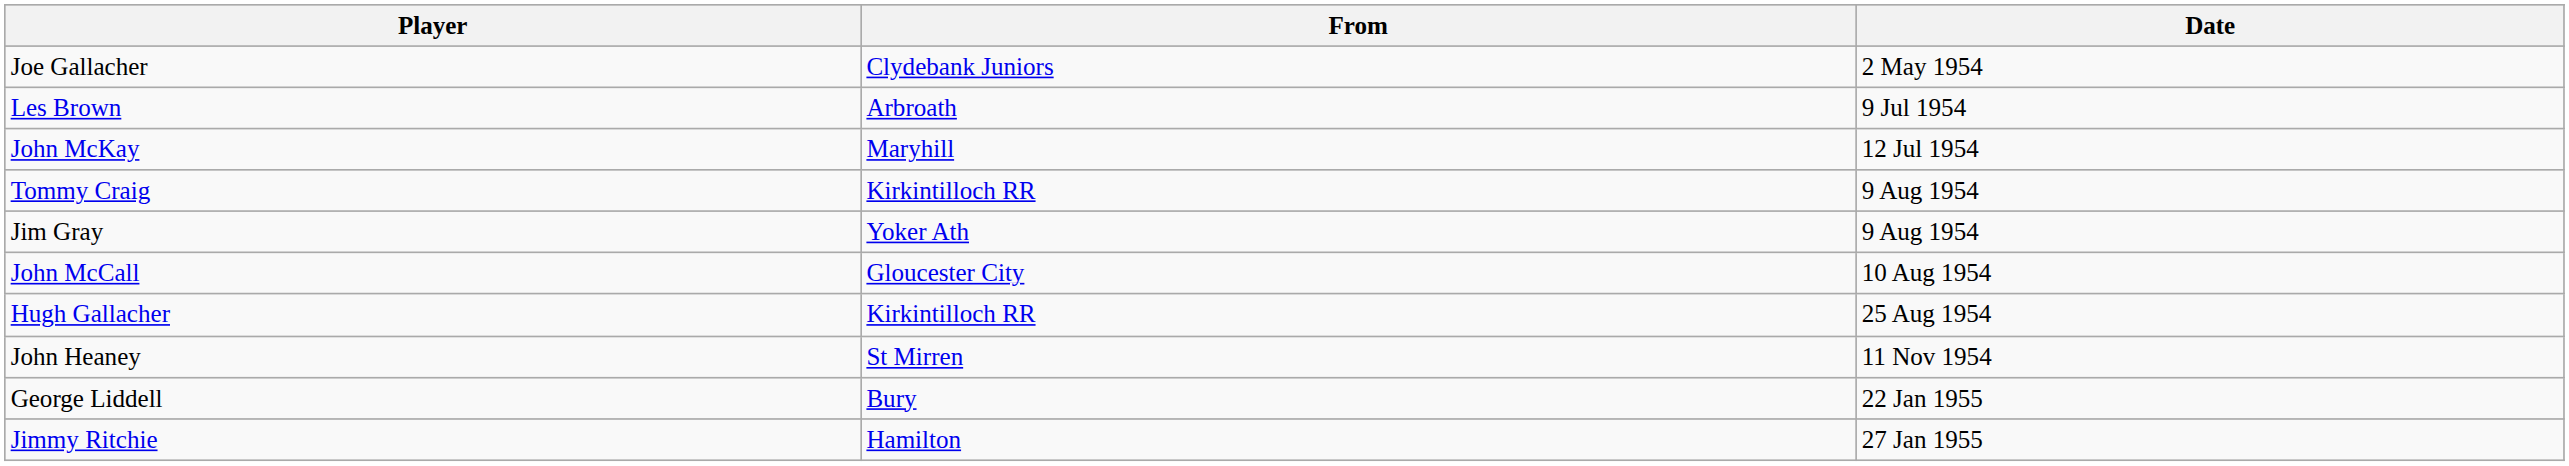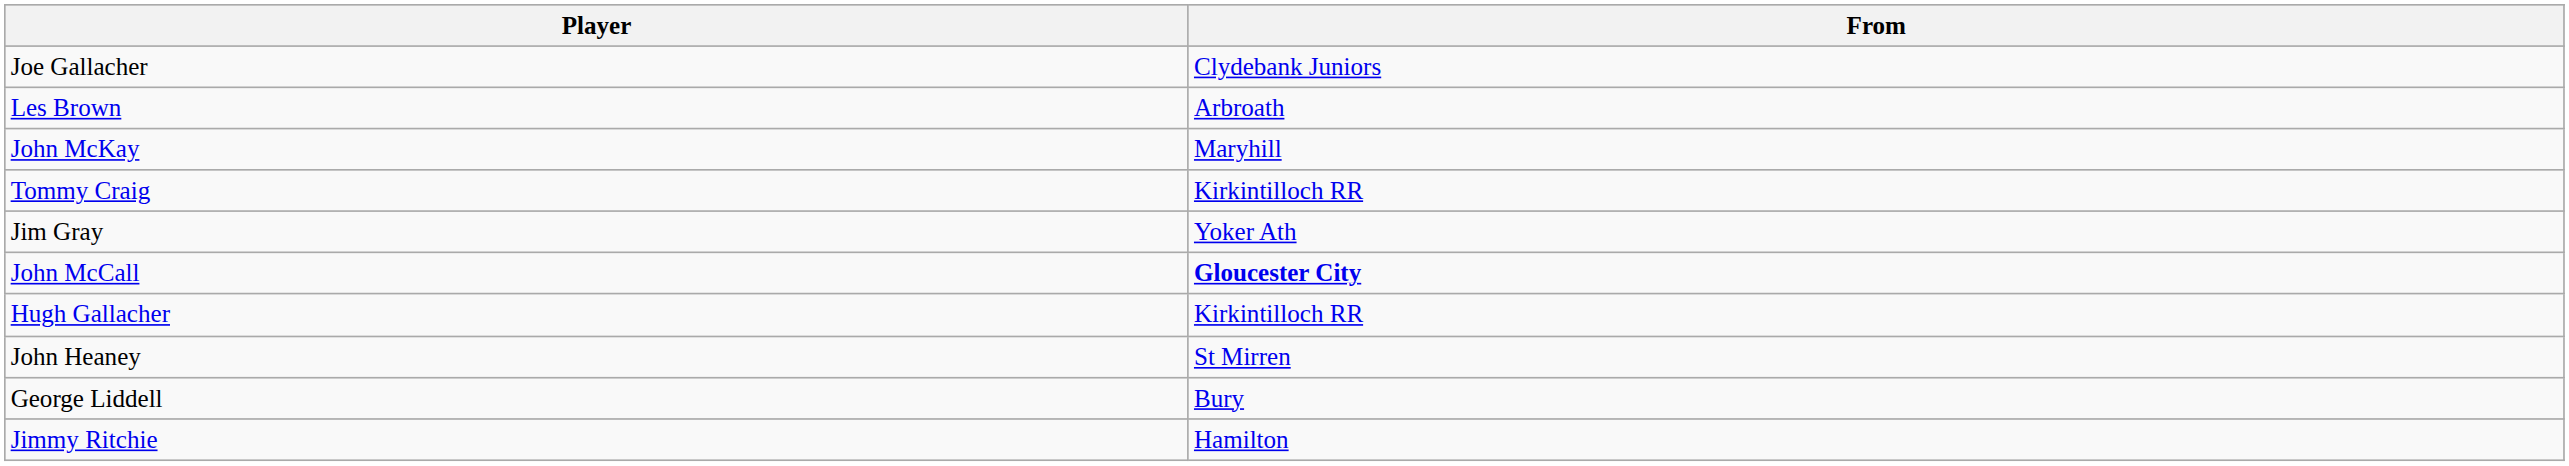- column: (2210, 25)
(945, 273) normal -> (1278, 273) bold
